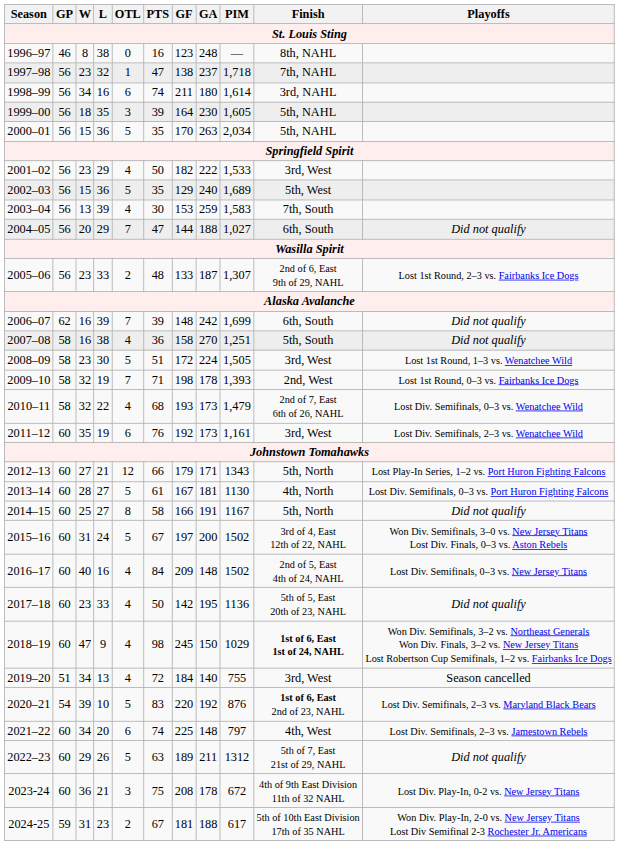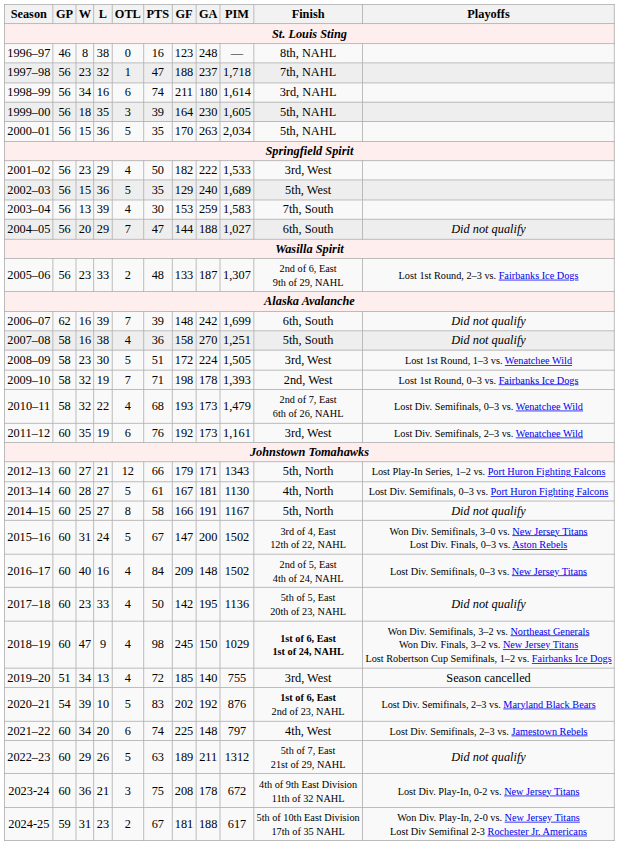(184, 72) 138 -> (184, 72) 188
(184, 537) 197 -> (184, 537) 147
(184, 677) 184 -> (184, 677) 185
(184, 704) 220 -> (184, 704) 202
